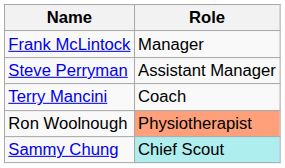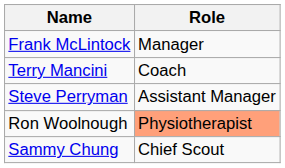rows swapped: (68, 70) <-> (58, 96)
(181, 149) paleturquoise background -> (181, 149) no background
